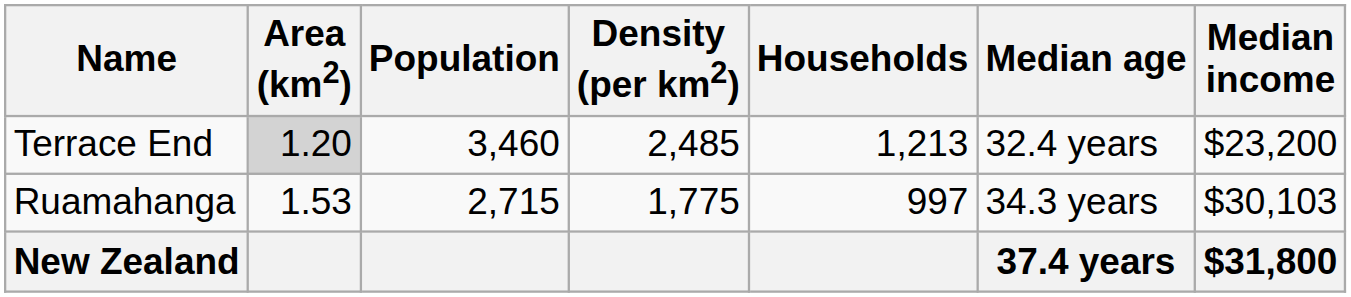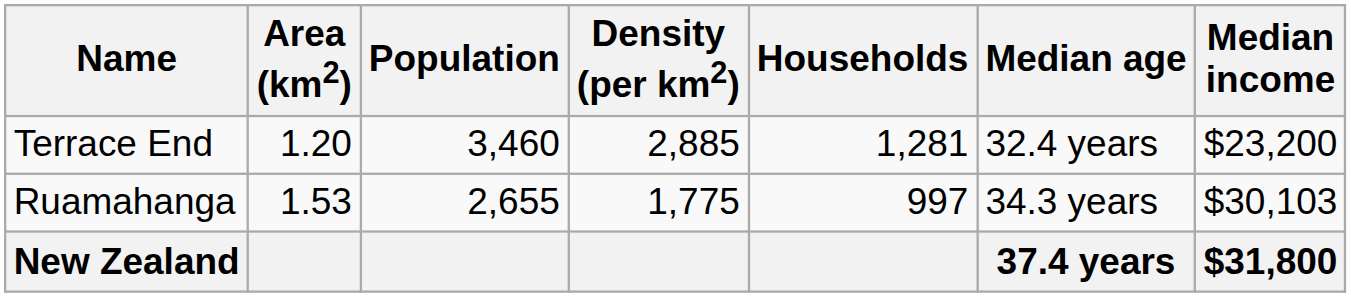(316, 144) lightgrey background -> (316, 144) no background
(694, 144) 2,485 -> (694, 144) 2,885
(922, 144) 1,213 -> (922, 144) 1,281
(514, 202) 2,715 -> (514, 202) 2,655
